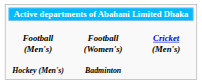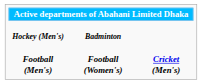rows swapped: (38, 43) <-> (38, 70)
